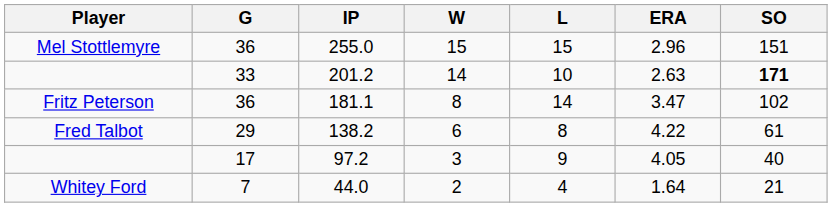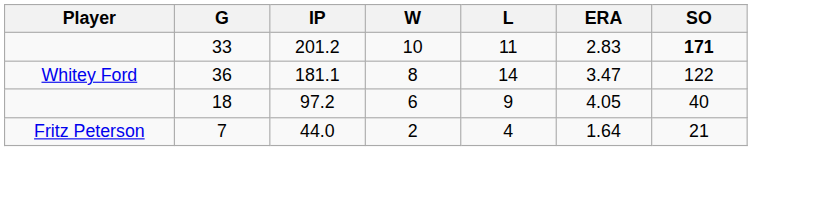- row: (351, 46)
(457, 74) 14 -> (413, 46) 10
(562, 74) 10 -> (508, 46) 11
(668, 74) 2.63 -> (604, 46) 2.83
(99, 103) Fritz Peterson -> (89, 74) Whitey Ford
(774, 103) 102 -> (699, 74) 122
- row: (351, 131)
(245, 159) 17 -> (222, 103) 18
(457, 159) 3 -> (413, 103) 6
(99, 187) Whitey Ford -> (89, 131) Fritz Peterson
